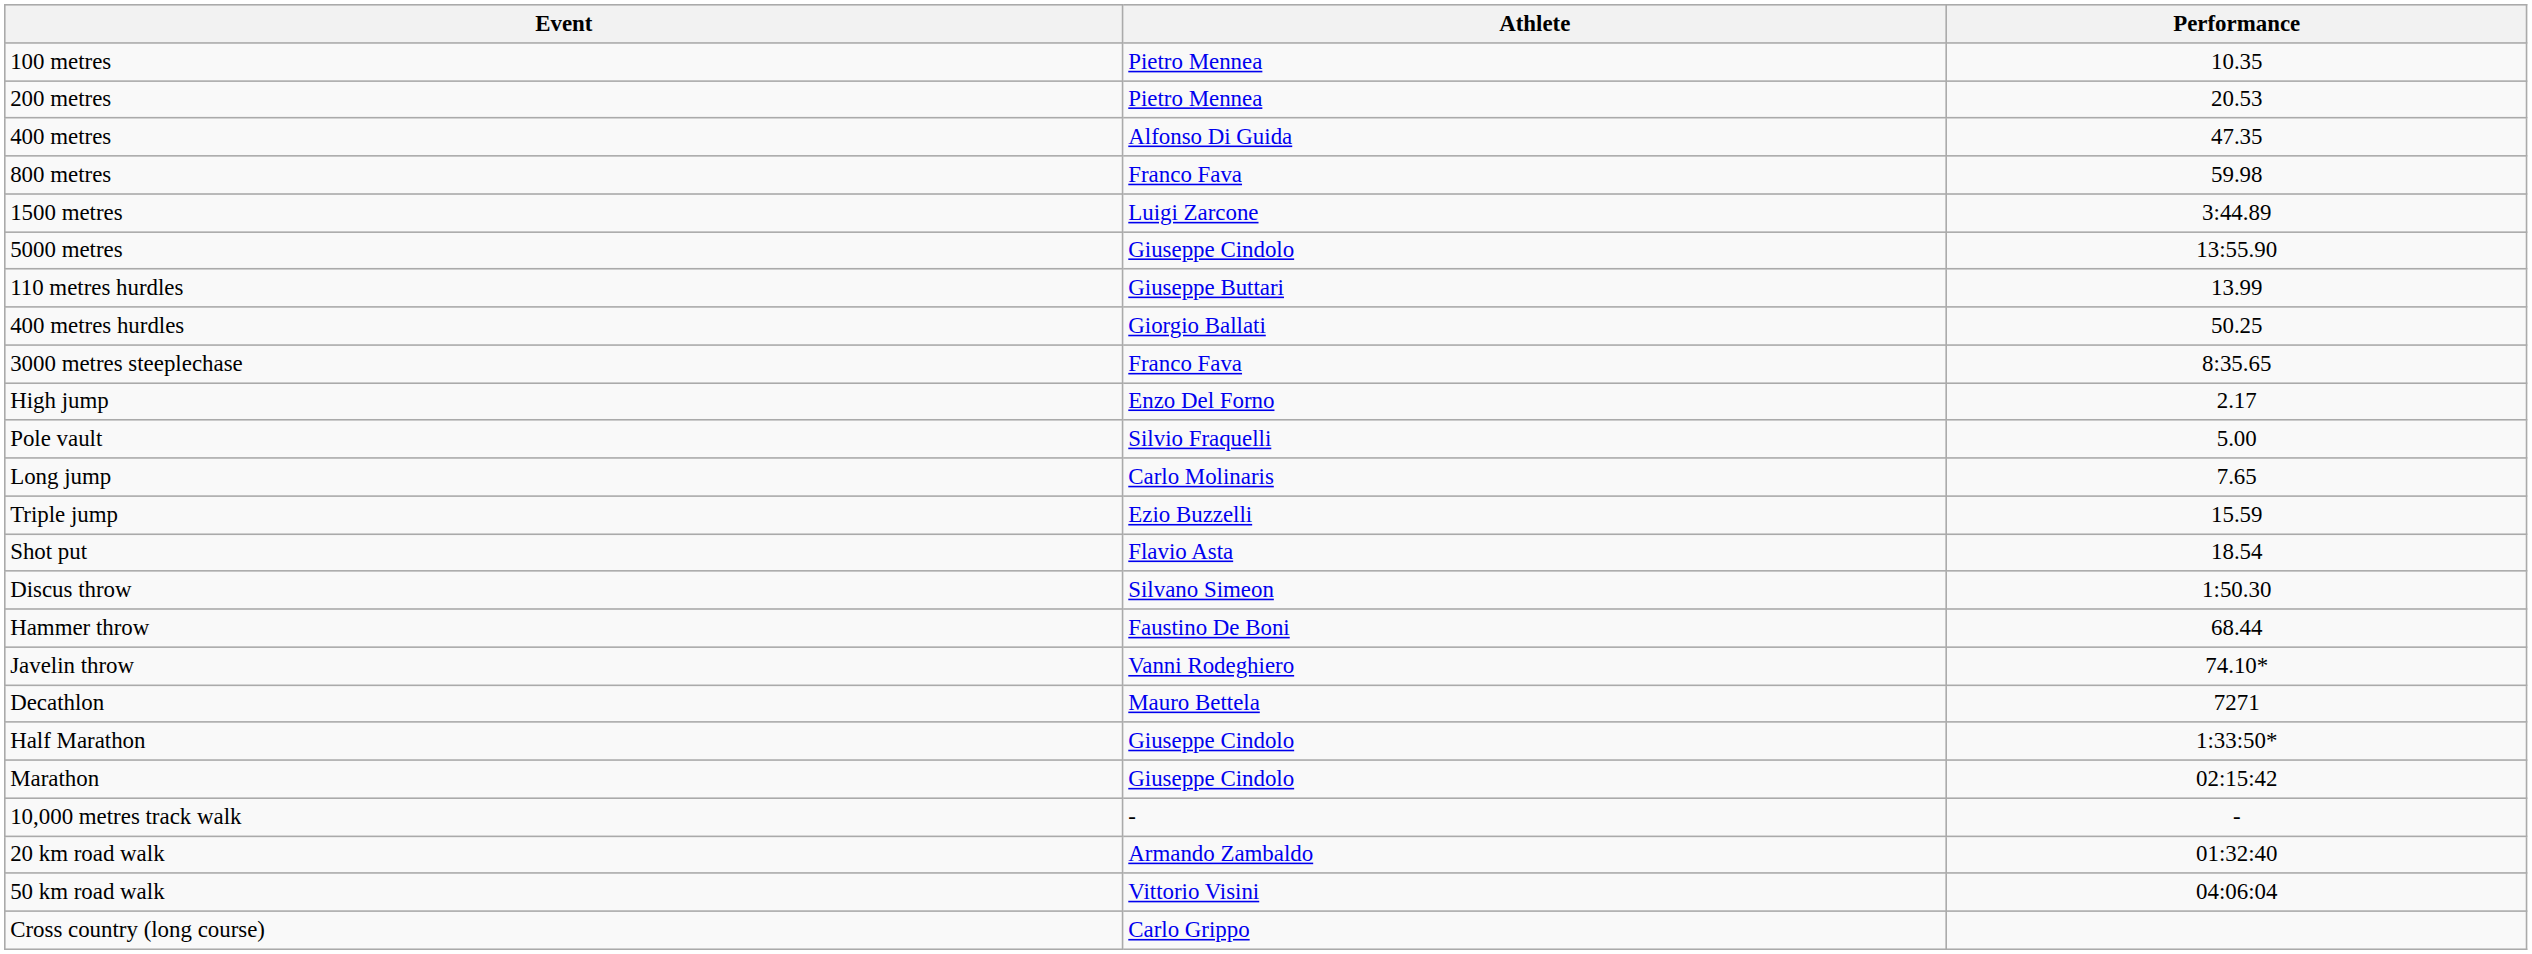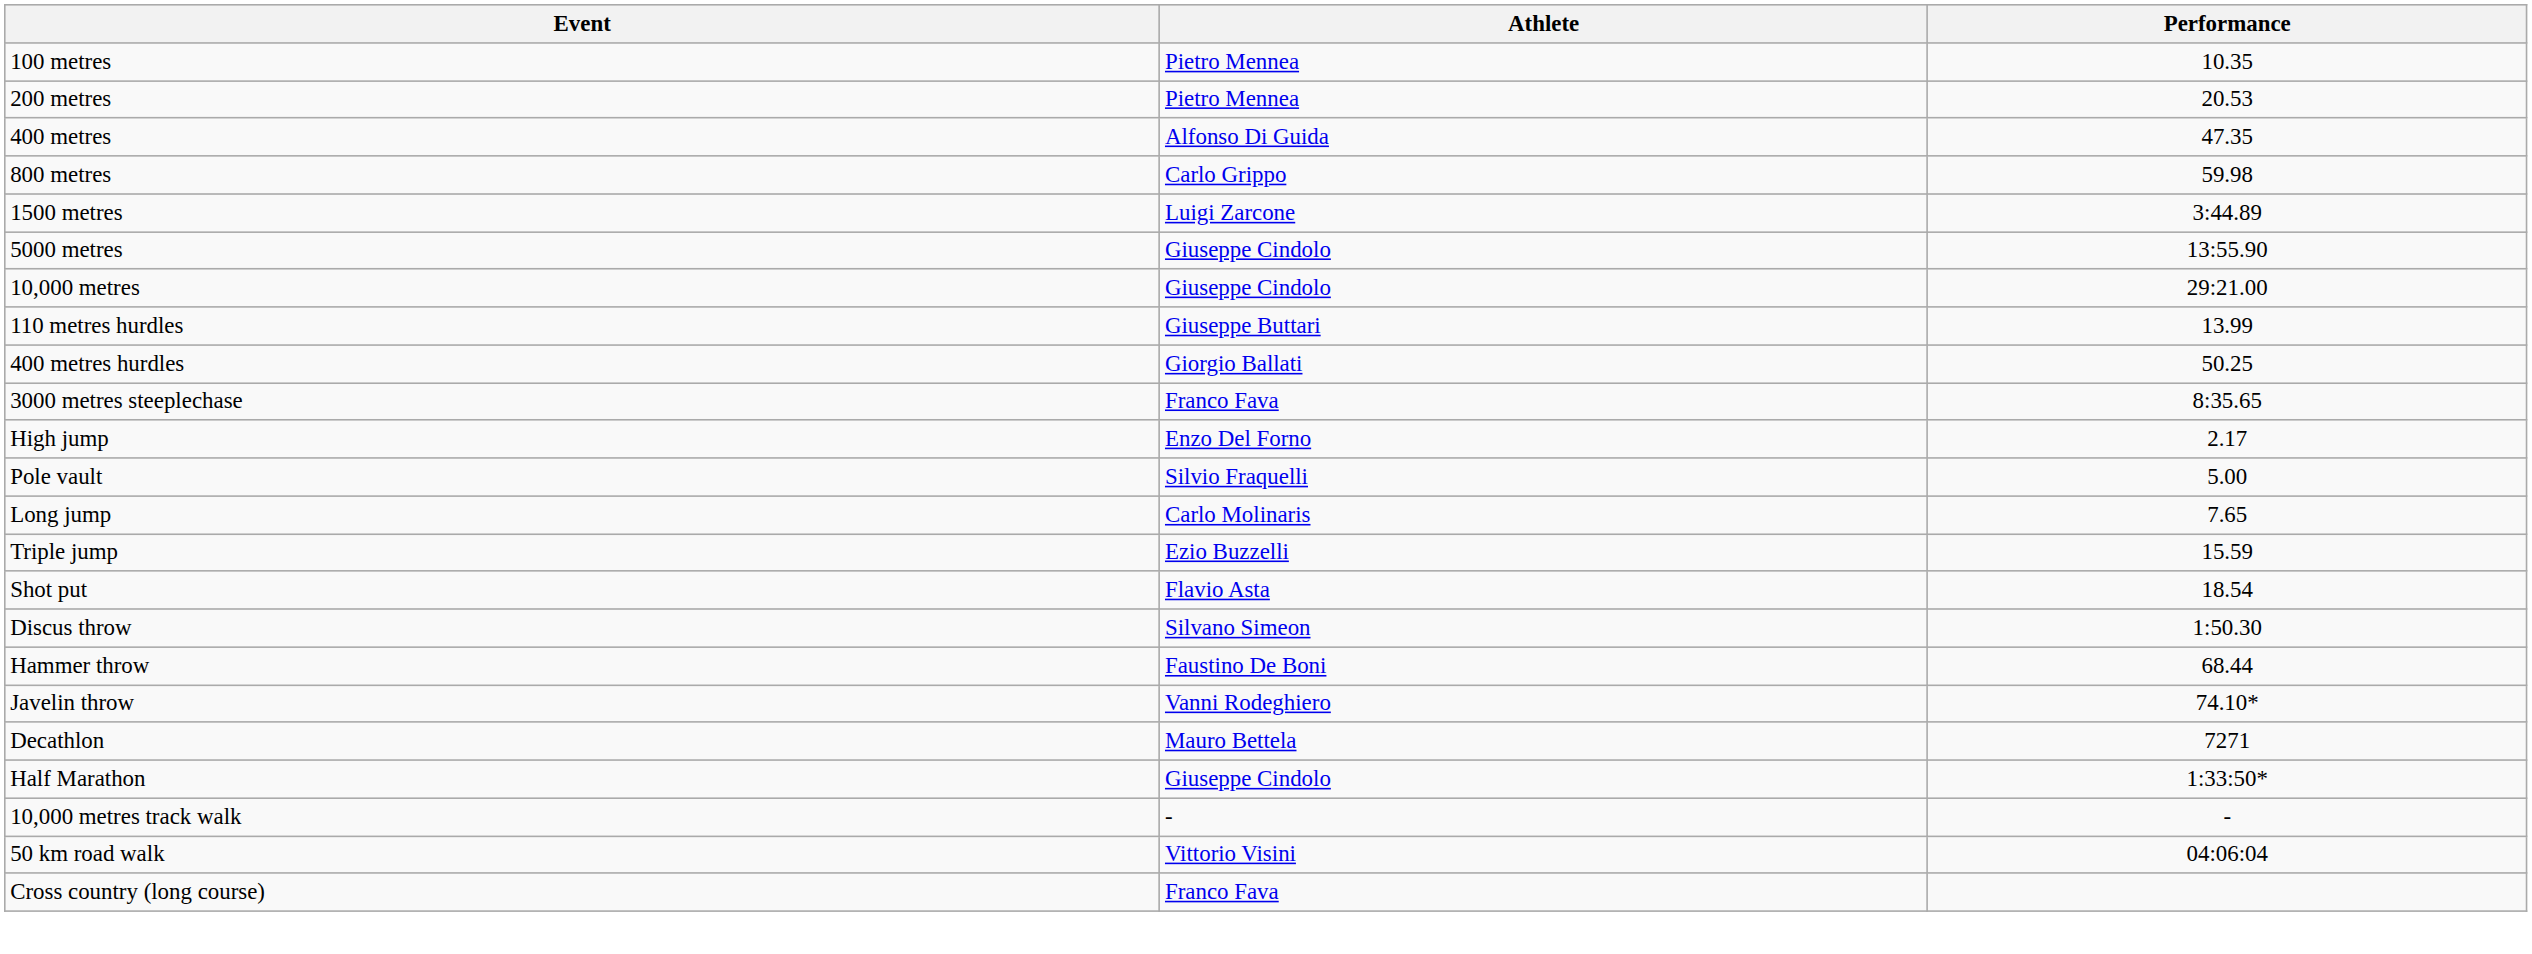(1185, 174) Franco Fava -> (1226, 174) Carlo Grippo
+ row: (75, 288)
- row: (55, 779)
- row: (87, 854)
(1189, 930) Carlo Grippo -> (1222, 892) Franco Fava
